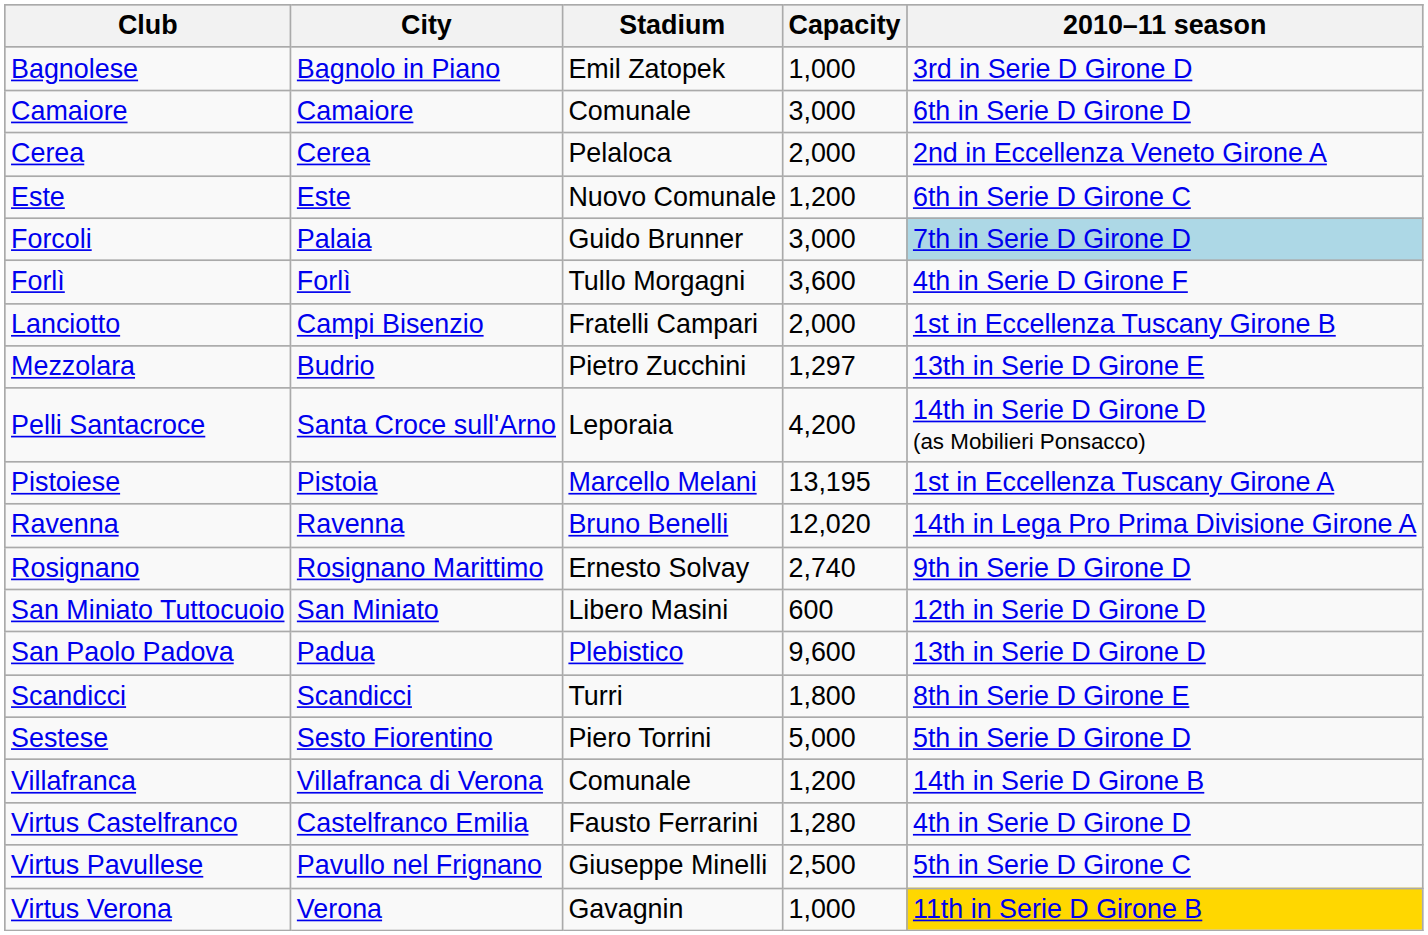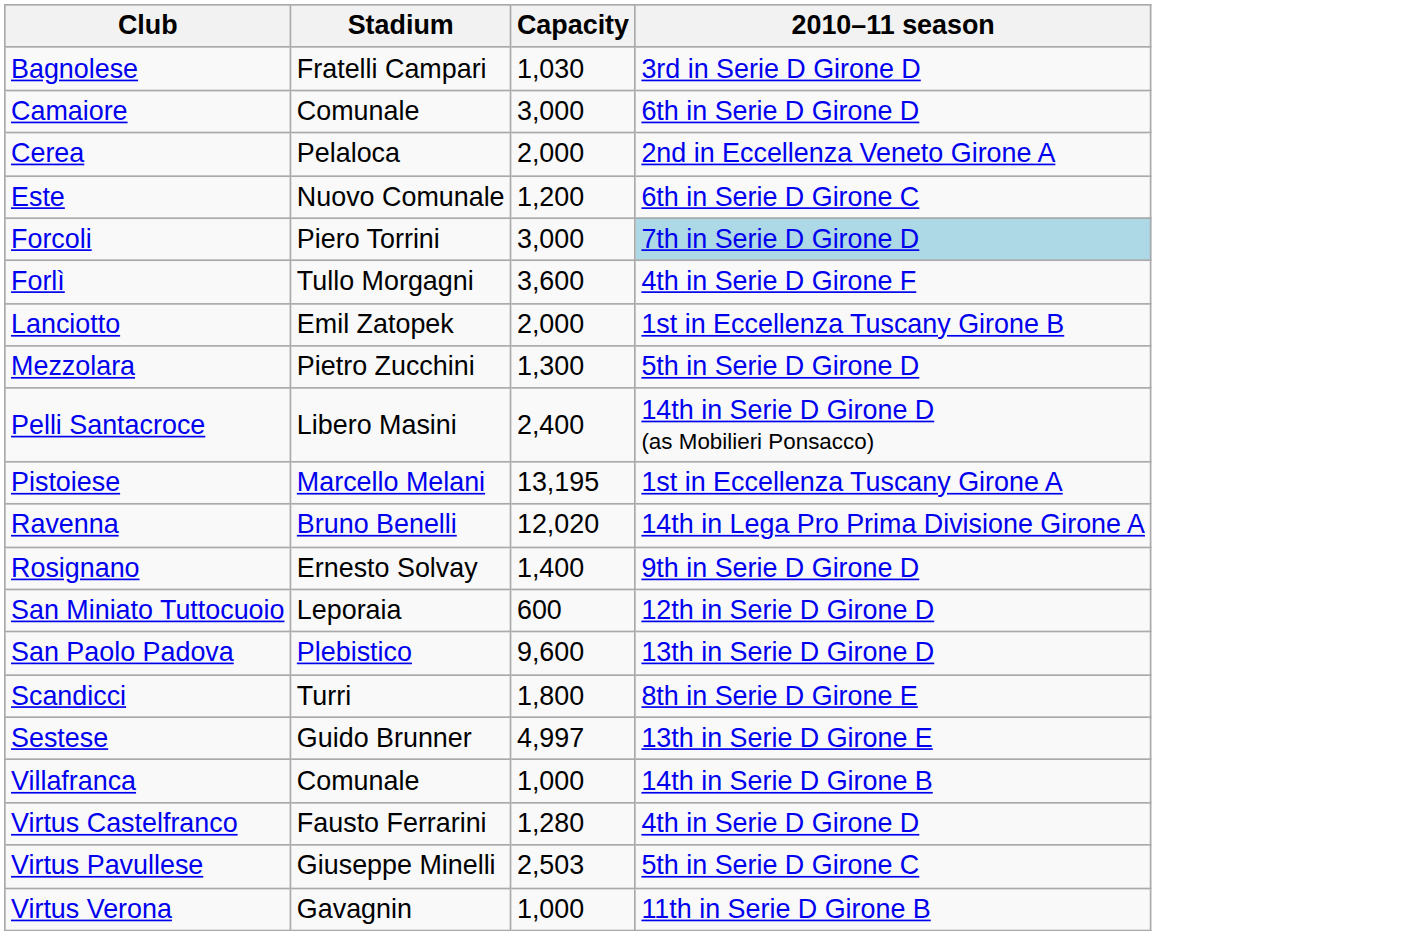- column: (426, 25)
(647, 68) Emil Zatopek -> (392, 68) Fratelli Campari
(822, 68) 1,000 -> (551, 68) 1,030
(656, 238) Guido Brunner -> (368, 238) Piero Torrini
(663, 324) Fratelli Campari -> (375, 324) Emil Zatopek
(822, 366) 1,297 -> (551, 366) 1,300
(1059, 366) 13th in Serie D Girone E -> (780, 366) 5th in Serie D Girone D
(621, 424) Leporaia -> (377, 424) Libero Masini
(822, 424) 4,200 -> (551, 424) 2,400
(822, 567) 2,740 -> (551, 567) 1,400
(648, 610) Libero Masini -> (349, 610) Leporaia
(640, 738) Piero Torrini -> (384, 738) Guido Brunner
(822, 738) 5,000 -> (551, 738) 4,997
(1052, 738) 5th in Serie D Girone D -> (787, 738) 13th in Serie D Girone E
(822, 780) 1,200 -> (551, 780) 1,000
(822, 866) 2,500 -> (551, 866) 2,503
(1058, 908) gold background -> (786, 908) no background
